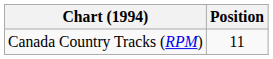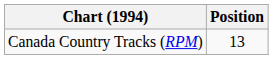(237, 41) 11 -> (237, 41) 13
